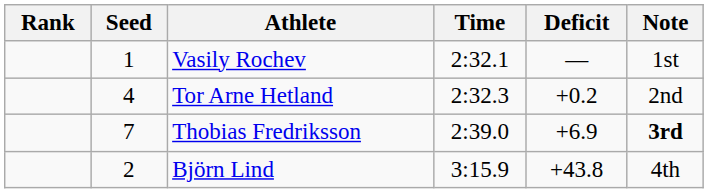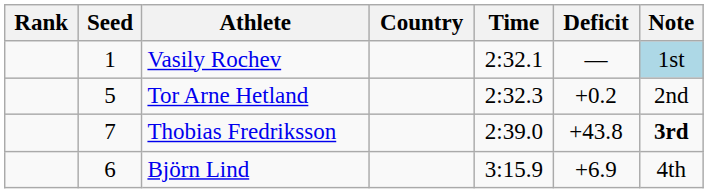+ column: (422, 22)
(665, 59) no background -> (671, 59) lightblue background
(129, 95) 4 -> (110, 95) 5
(577, 132) +6.9 -> (596, 132) +43.8
(129, 168) 2 -> (110, 168) 6
(577, 168) +43.8 -> (596, 168) +6.9
